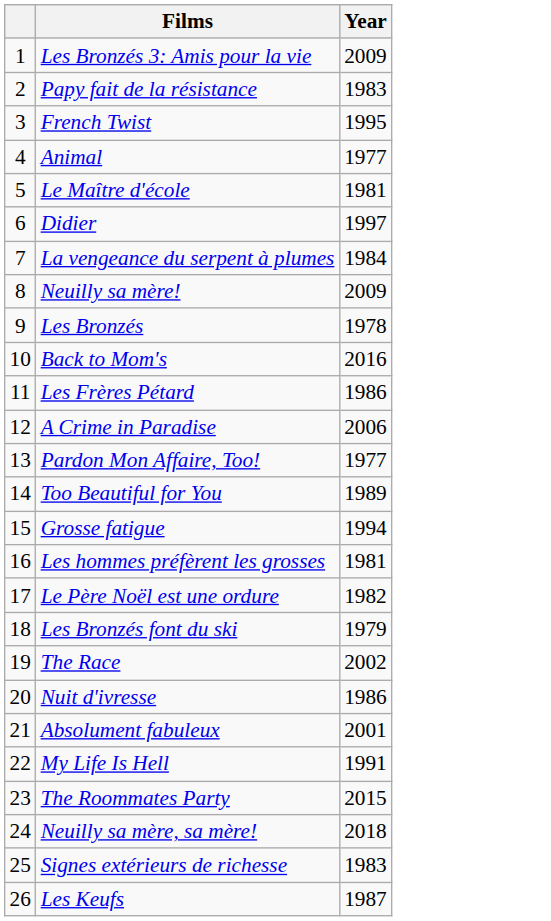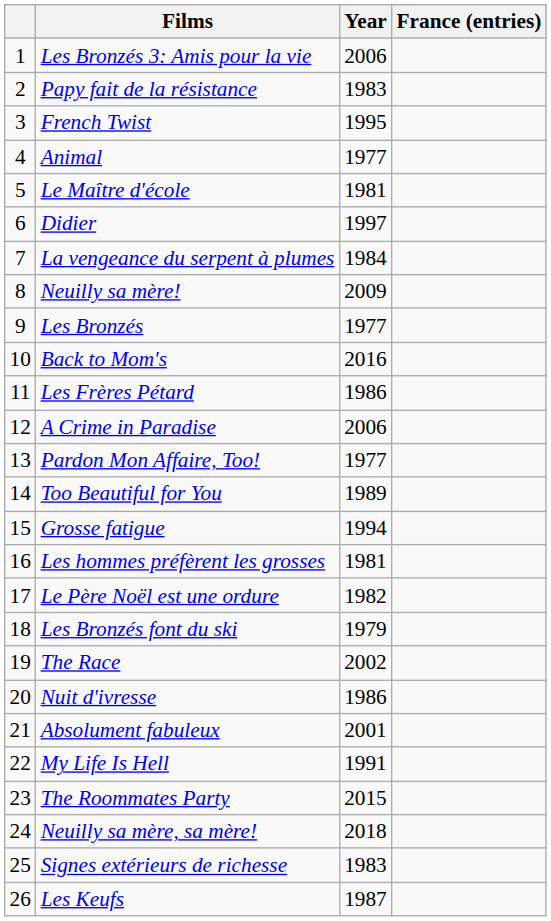+ column: (469, 21)
(365, 55) 2009 -> (365, 55) 2006
(365, 325) 1978 -> (365, 325) 1977
